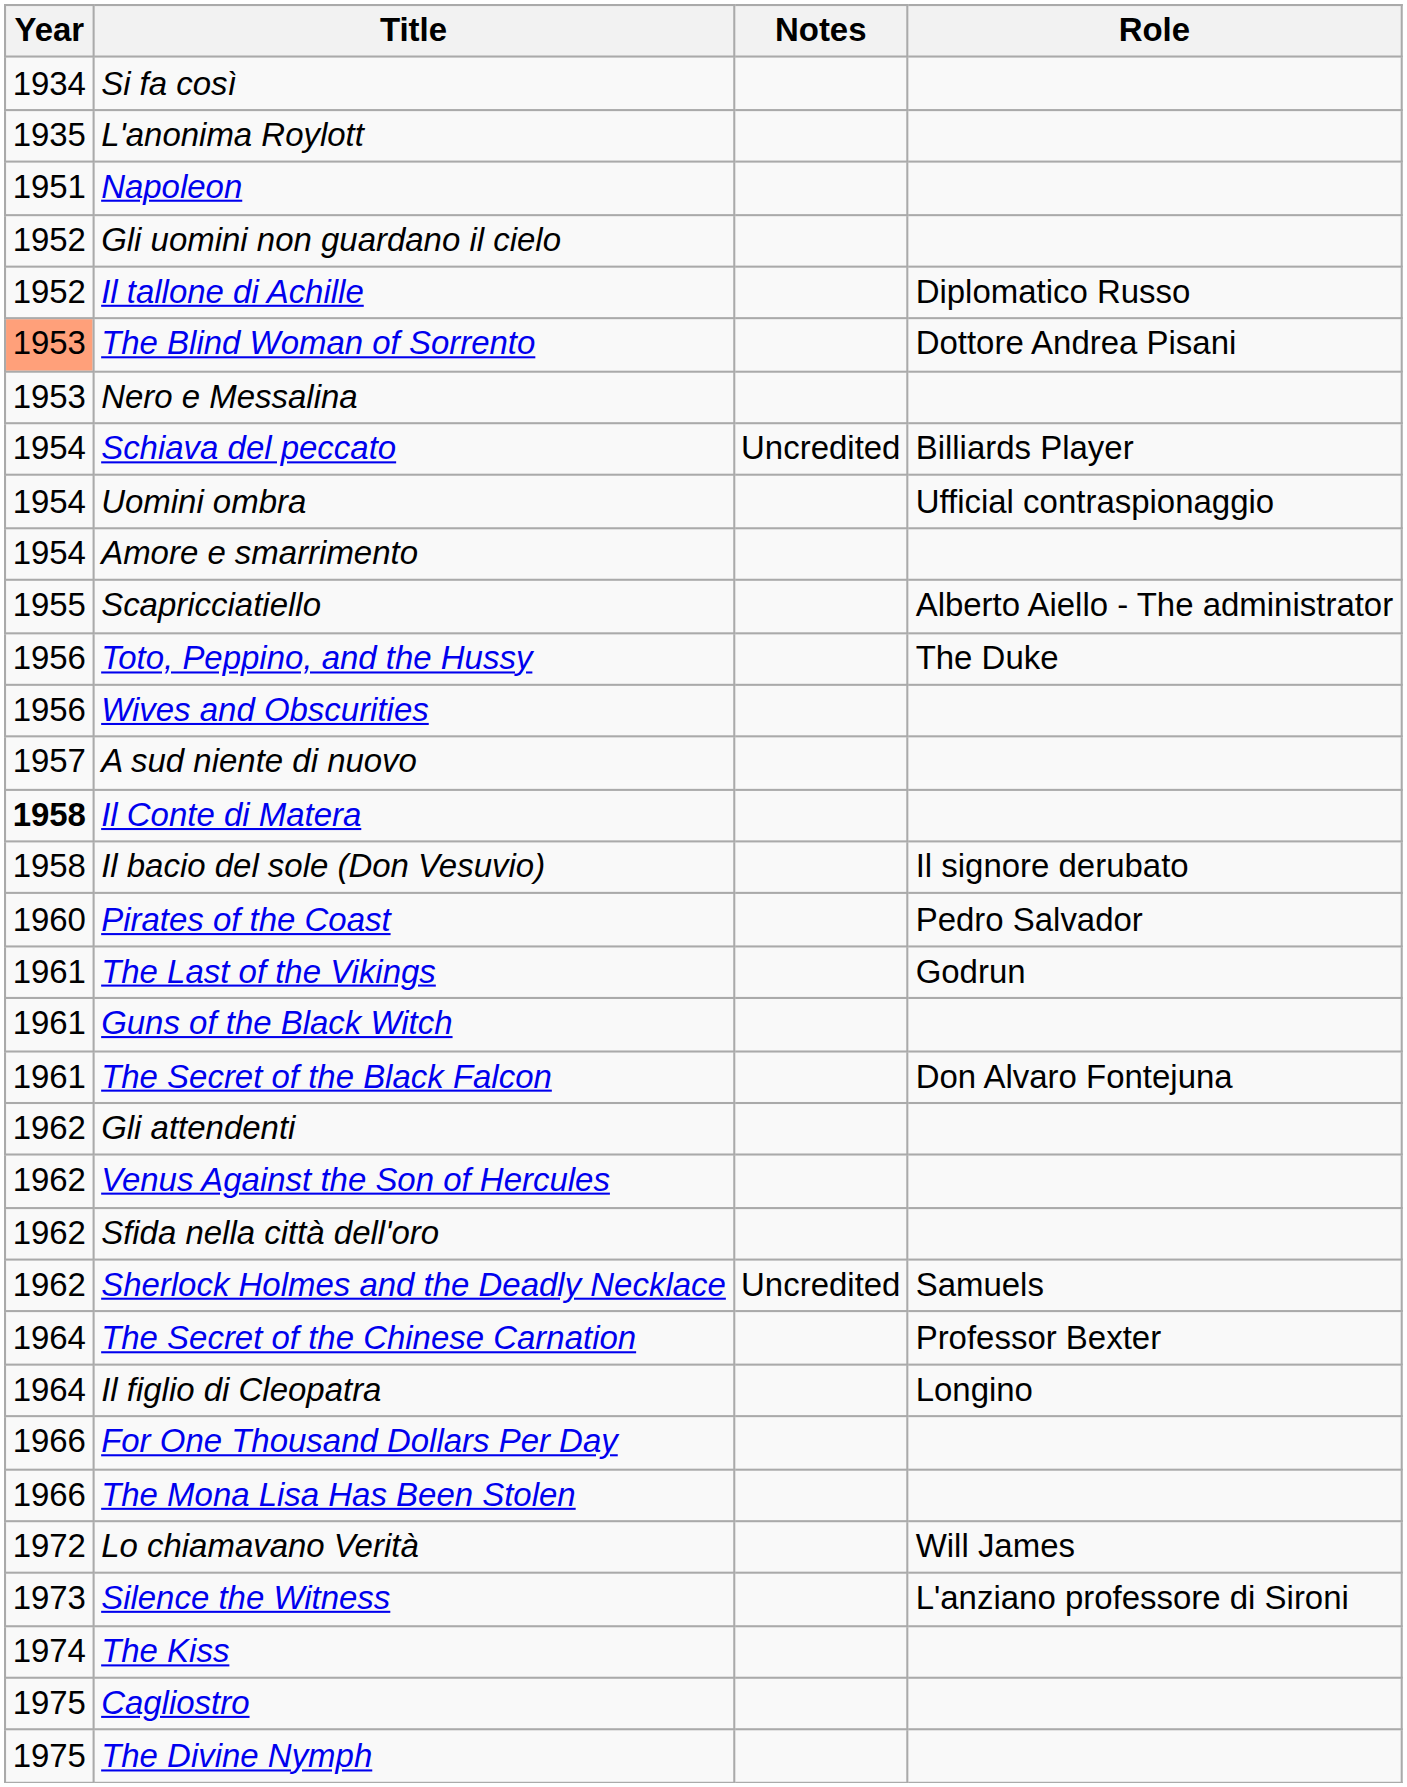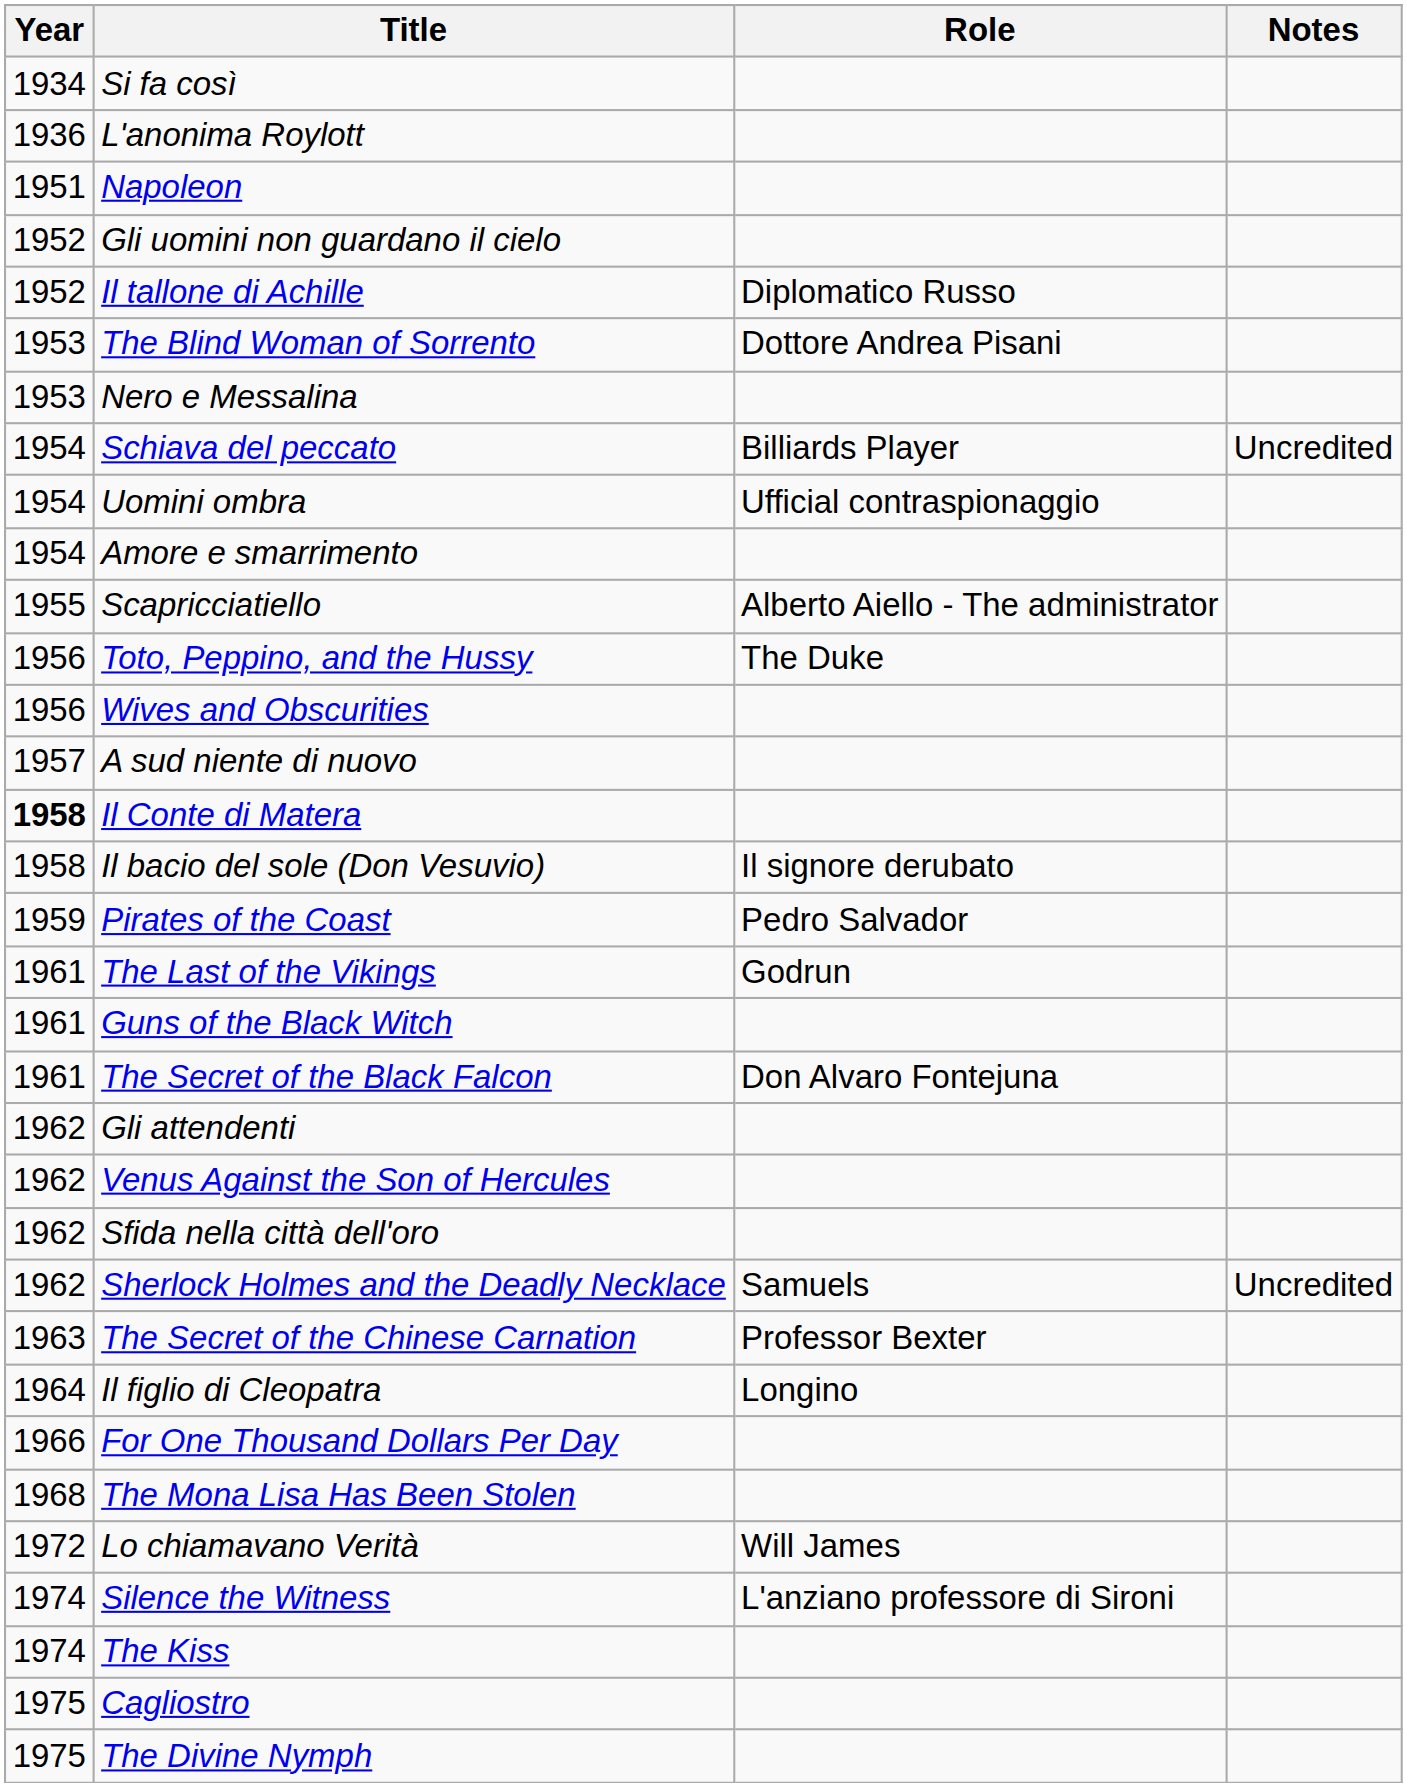columns swapped: (1154, 30) <-> (821, 30)
(49, 135) 1935 -> (49, 135) 1936
(49, 344) lightsalmon background -> (49, 344) no background
(49, 919) 1960 -> (49, 919) 1959
(49, 1337) 1964 -> (49, 1337) 1963
(49, 1494) 1966 -> (49, 1494) 1968
(49, 1598) 1973 -> (49, 1598) 1974
